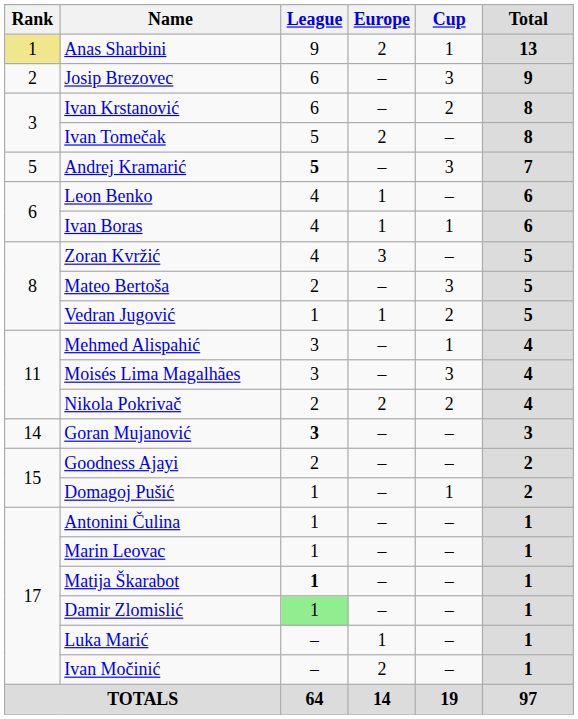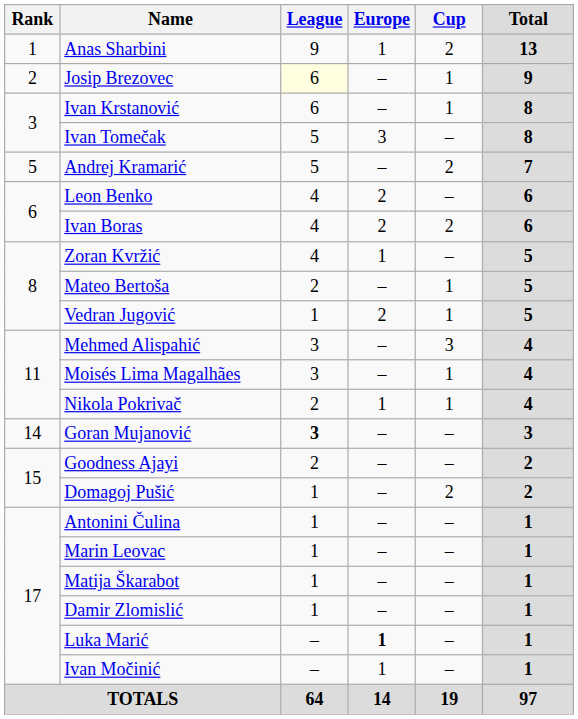(32, 49) khaki background -> (32, 49) no background
(382, 49) 2 -> (382, 49) 1
(449, 49) 1 -> (449, 49) 2
(315, 78) no background -> (315, 78) lightyellow background
(449, 78) 3 -> (449, 78) 1
(449, 108) 2 -> (449, 108) 1
(382, 137) 2 -> (382, 137) 3
(315, 167) bold -> (315, 167) normal
(449, 167) 3 -> (449, 167) 2
(382, 196) 1 -> (382, 196) 2
(382, 226) 1 -> (382, 226) 2
(449, 226) 1 -> (449, 226) 2
(382, 256) 3 -> (382, 256) 1
(449, 285) 3 -> (449, 285) 1
(382, 315) 1 -> (382, 315) 2
(449, 315) 2 -> (449, 315) 1
(449, 344) 1 -> (449, 344) 3
(449, 374) 3 -> (449, 374) 1
(382, 403) 2 -> (382, 403) 1
(449, 403) 2 -> (449, 403) 1
(449, 492) 1 -> (449, 492) 2
(315, 581) bold -> (315, 581) normal
(315, 610) lightgreen background -> (315, 610) no background
(382, 640) normal -> (382, 640) bold
(382, 670) 2 -> (382, 670) 1
